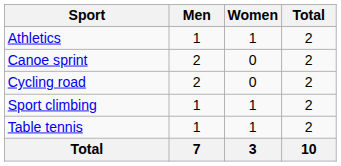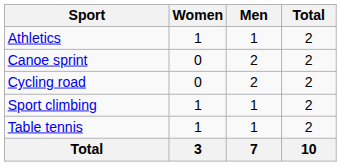columns swapped: (197, 15) <-> (253, 15)
